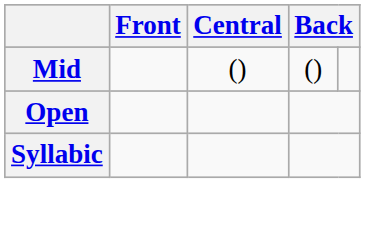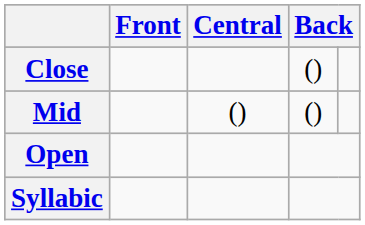+ row: (57, 68)
